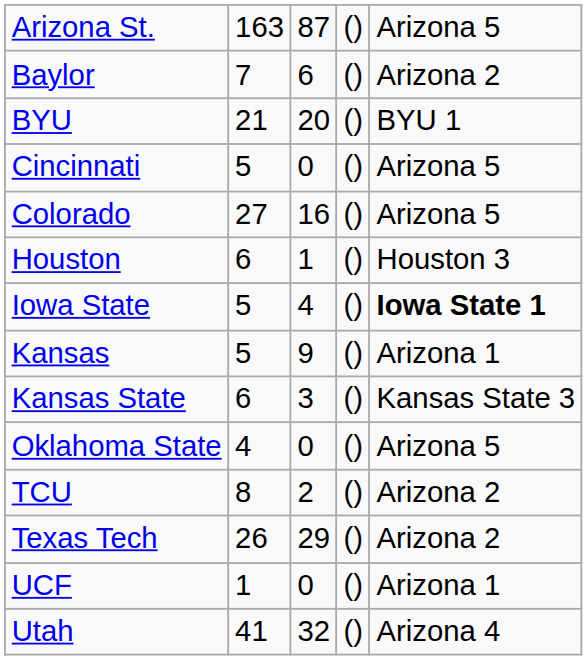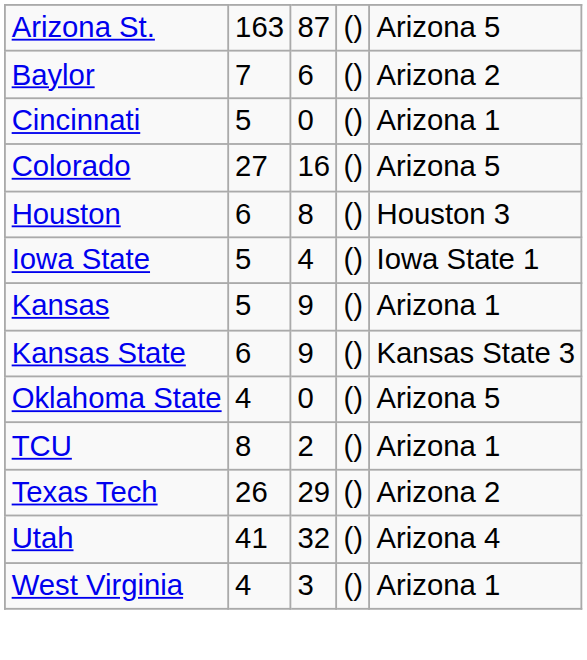- row: (42, 120)
(438, 167) Arizona 5 -> (438, 120) Arizona 1
(306, 259) 1 -> (306, 213) 8
(461, 306) bold -> (458, 259) normal
(306, 399) 3 -> (306, 352) 9
(438, 492) Arizona 2 -> (438, 445) Arizona 1
- row: (42, 584)
+ row: (97, 584)
